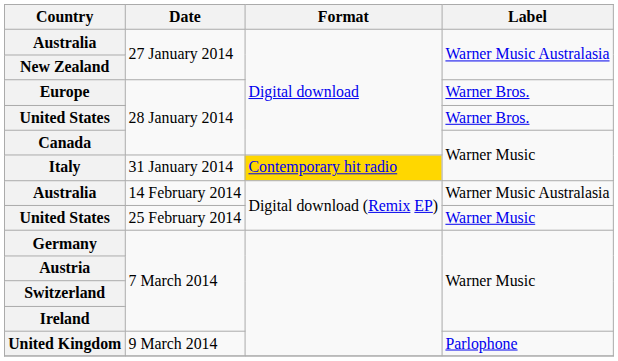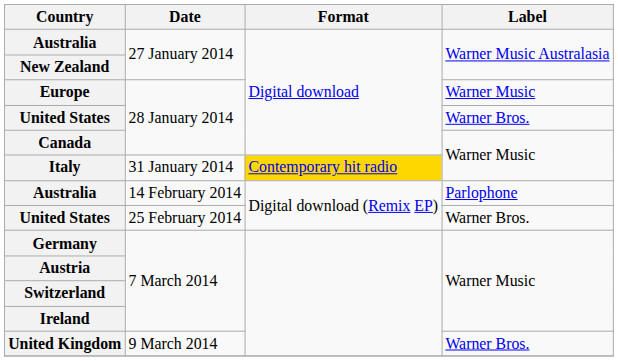(487, 92) Warner Bros. -> (490, 92) Warner Music
(527, 192) Warner Music Australasia -> (481, 192) Parlophone
(490, 218) Warner Music -> (487, 218) Warner Bros.
(481, 343) Parlophone -> (487, 343) Warner Bros.
